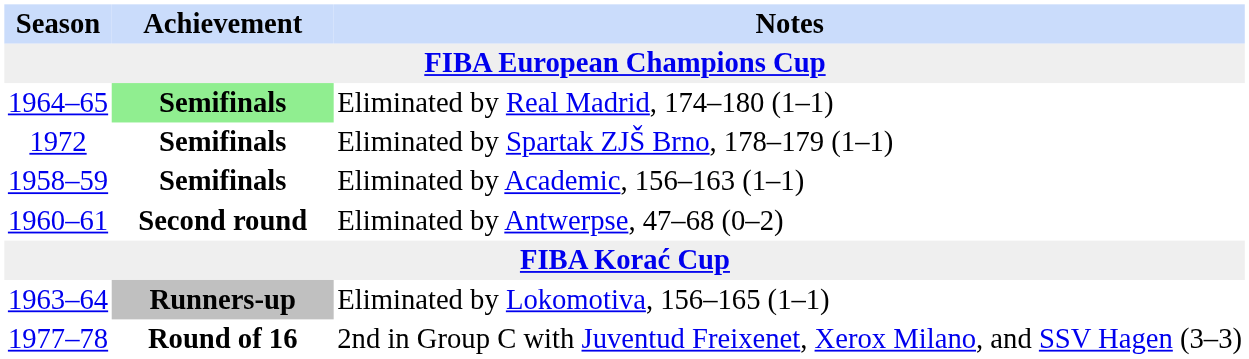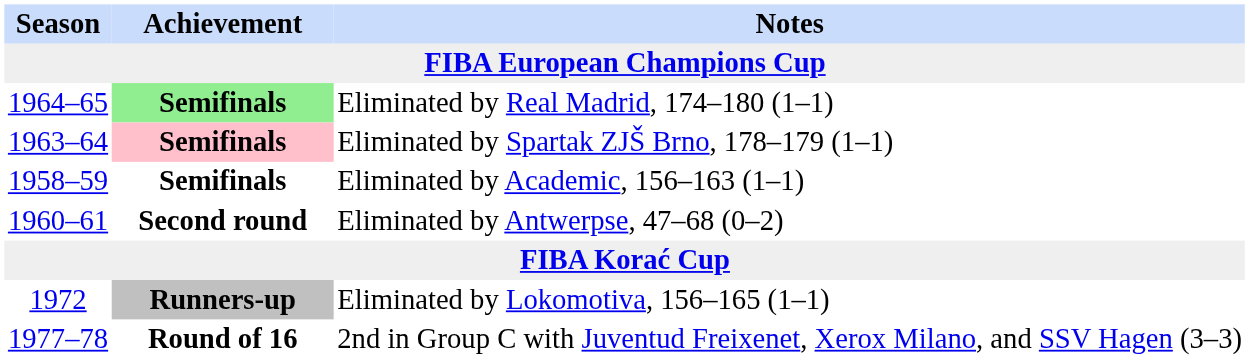(58, 141) 1972 -> (58, 141) 1963–64
(223, 141) no background -> (223, 141) pink background
(58, 299) 1963–64 -> (58, 299) 1972
